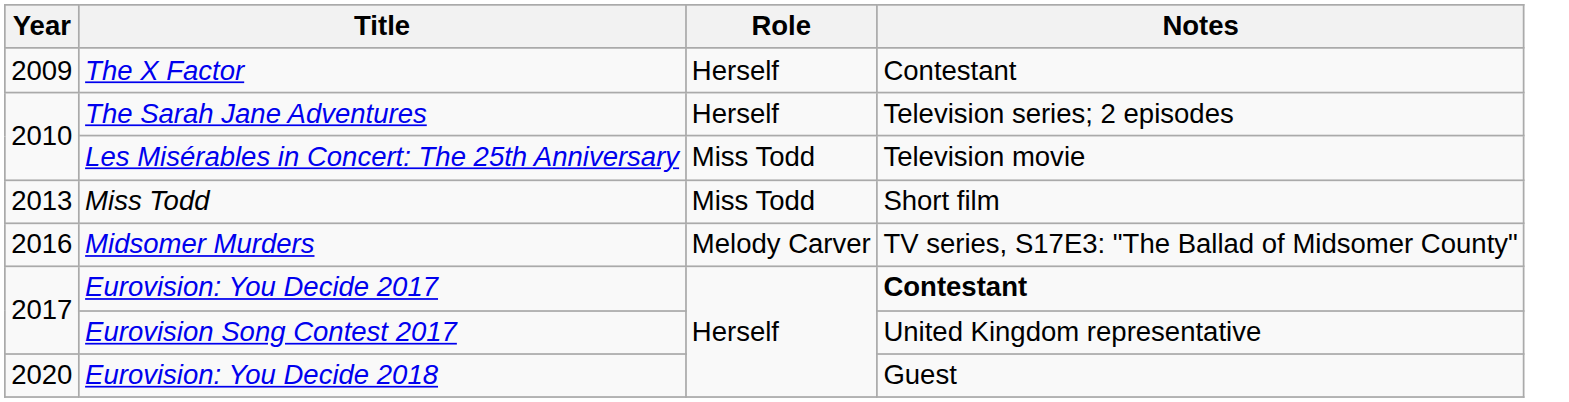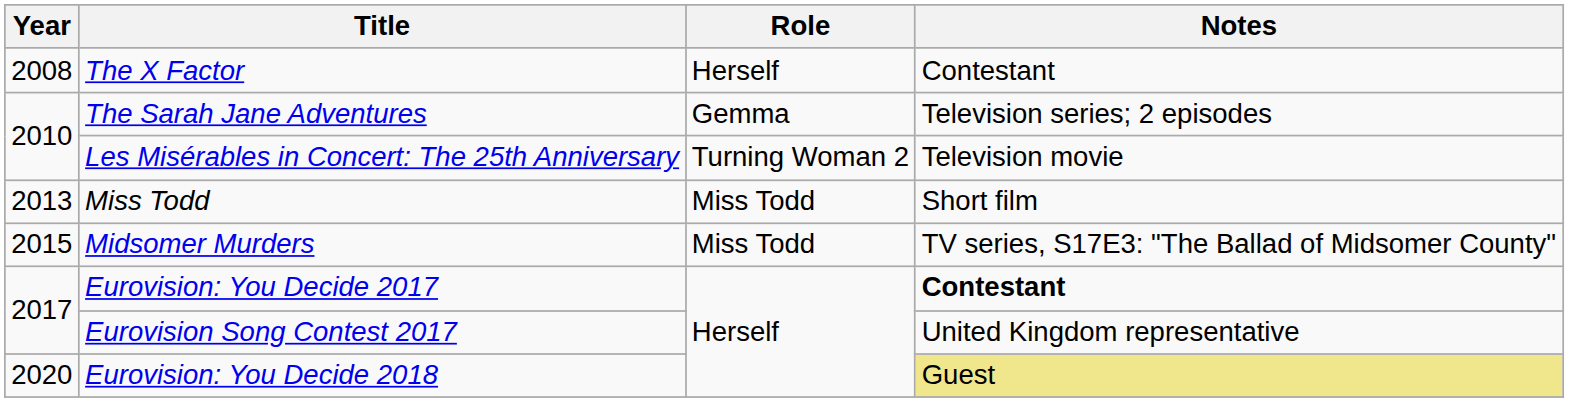(42, 69) 2009 -> (42, 69) 2008
(735, 113) Herself -> (741, 113) Gemma
(753, 157) Miss Todd -> (800, 157) Turning Woman 2
(42, 244) 2016 -> (42, 244) 2015
(781, 244) Melody Carver -> (753, 244) Miss Todd
(920, 375) no background -> (958, 375) khaki background
